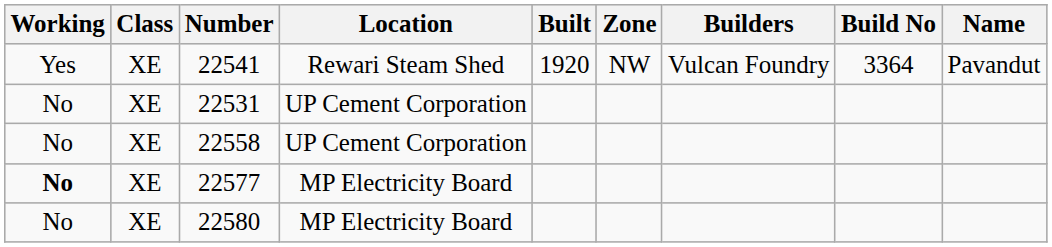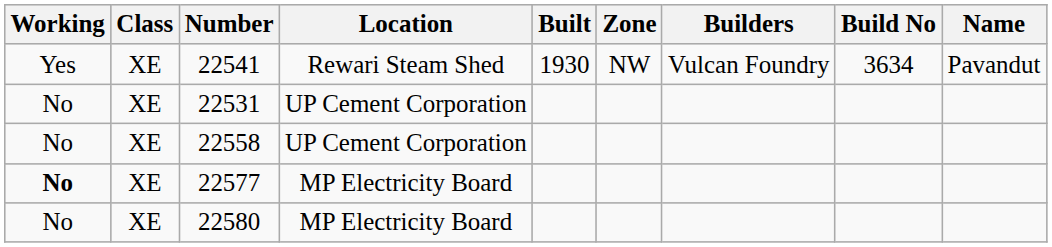(565, 63) 1920 -> (565, 63) 1930
(888, 63) 3364 -> (888, 63) 3634
